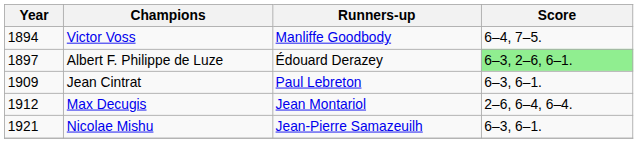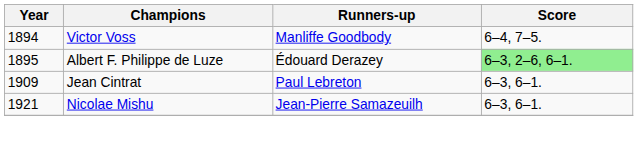(23, 59) 1897 -> (23, 59) 1895
- row: (107, 104)
